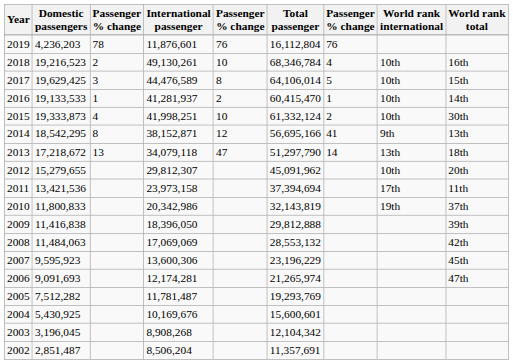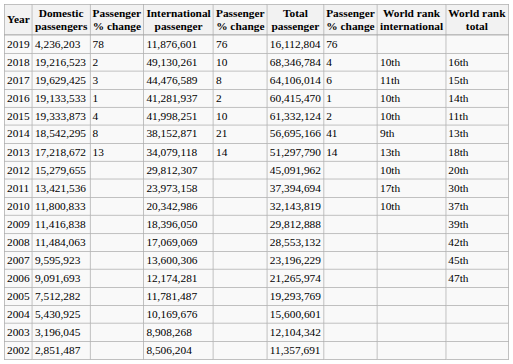(329, 80) 5 -> (329, 80) 6
(390, 80) 10th -> (390, 80) 11th
(458, 116) 30th -> (458, 116) 11th
(222, 134) 12 -> (222, 134) 21
(222, 152) 47 -> (222, 152) 14
(458, 188) 11th -> (458, 188) 30th
(390, 206) 19th -> (390, 206) 10th
